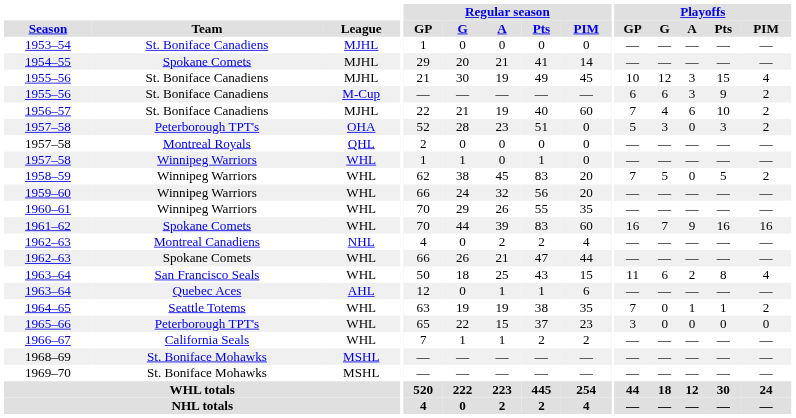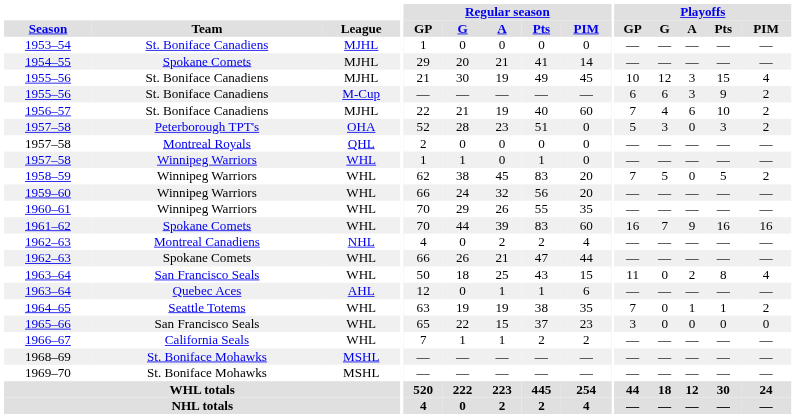(665, 274) 6 -> (665, 274) 0
(207, 323) Peterborough TPT's -> (207, 323) San Francisco Seals
